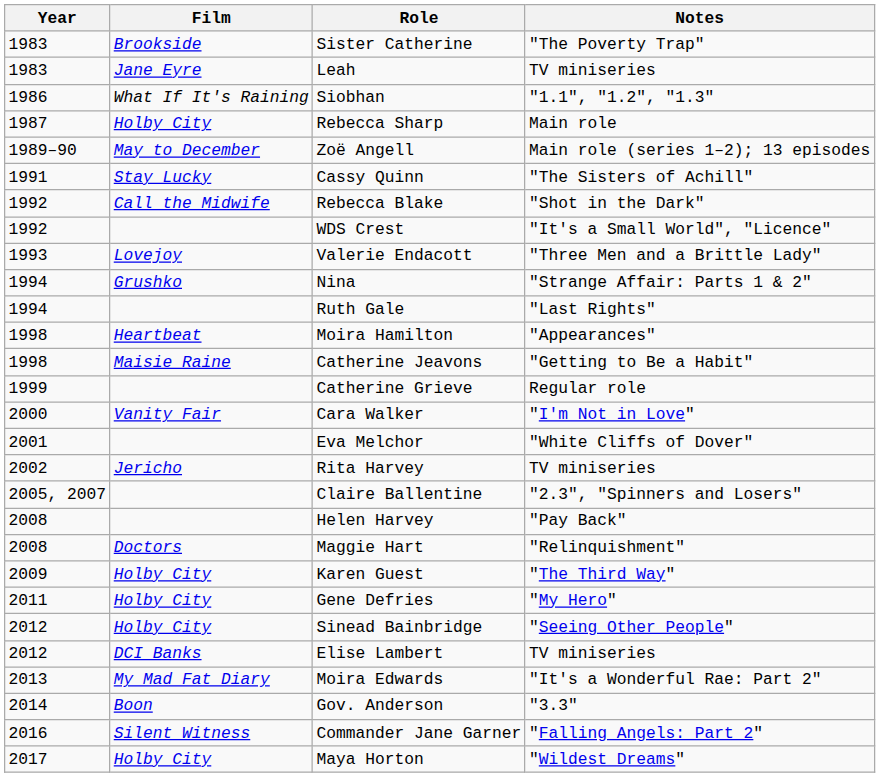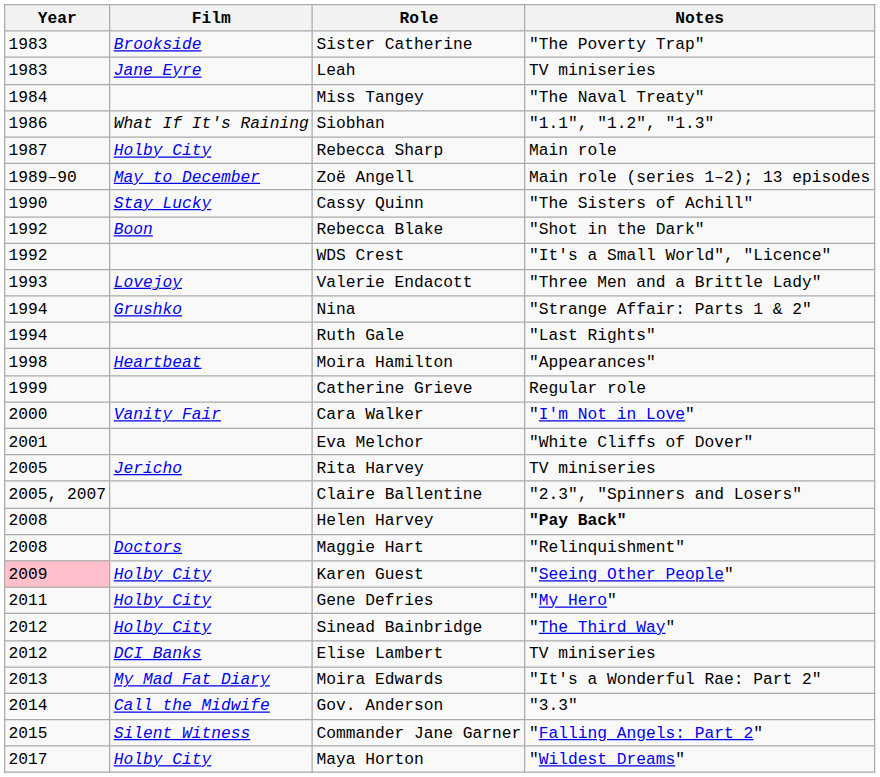+ row: (370, 97)
(28, 177) 1991 -> (28, 203) 1990
(192, 203) Call the Midwife -> (133, 230) Boon
- row: (399, 362)
(28, 468) 2002 -> (28, 468) 2005
(578, 521) normal -> (578, 521) bold
(28, 574) no background -> (28, 574) pink background
(602, 574) "The Third Way" -> (631, 574) "Seeing Other People"
(631, 627) "Seeing Other People" -> (602, 627) "The Third Way"
(133, 706) Boon -> (192, 706) Call the Midwife
(28, 733) 2016 -> (28, 733) 2015
